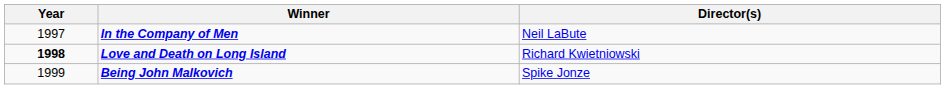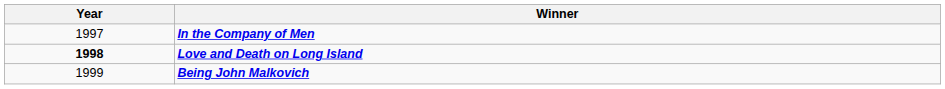- column: (730, 14)
